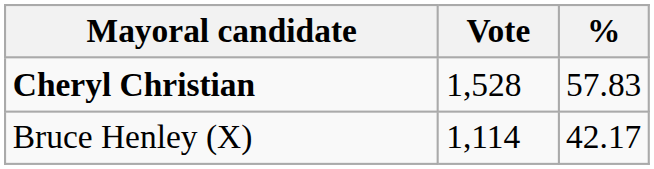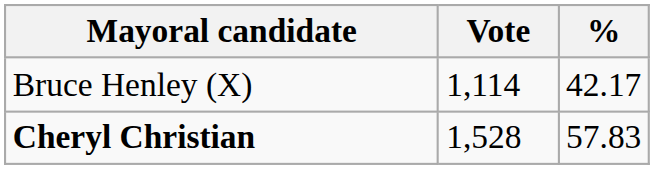rows swapped: (134, 84) <-> (133, 137)
